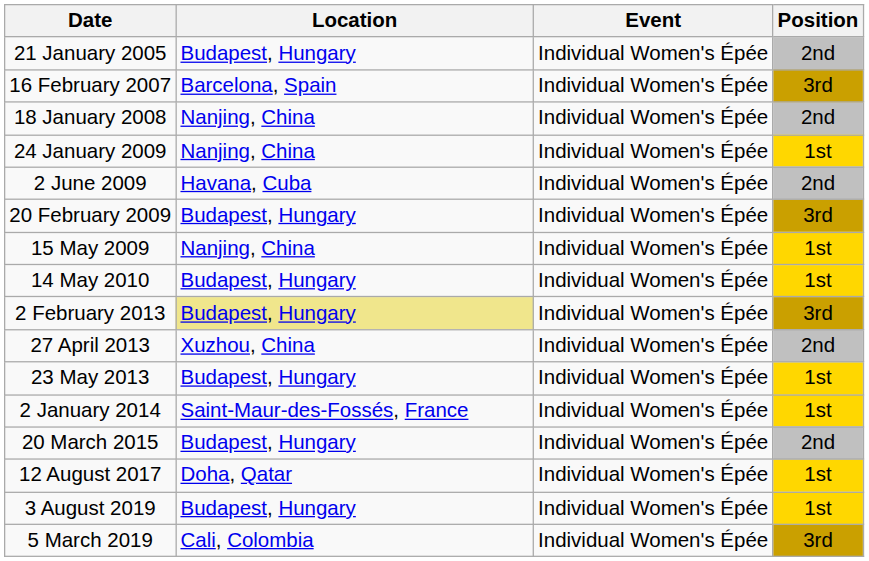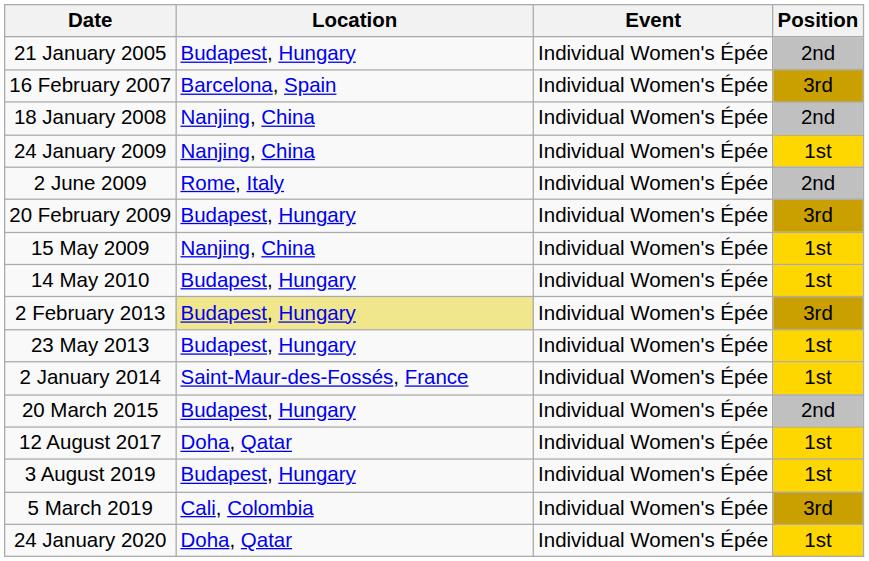(246, 183) Havana, Cuba -> (232, 183) Rome, Italy
- row: (90, 345)
+ row: (90, 540)
